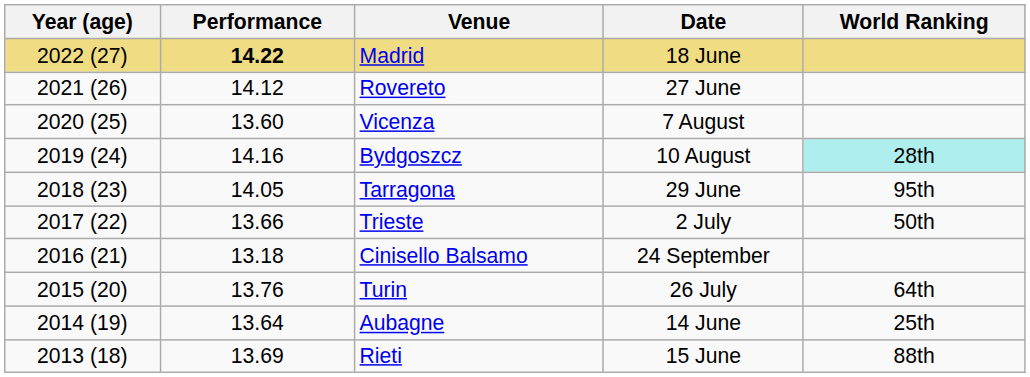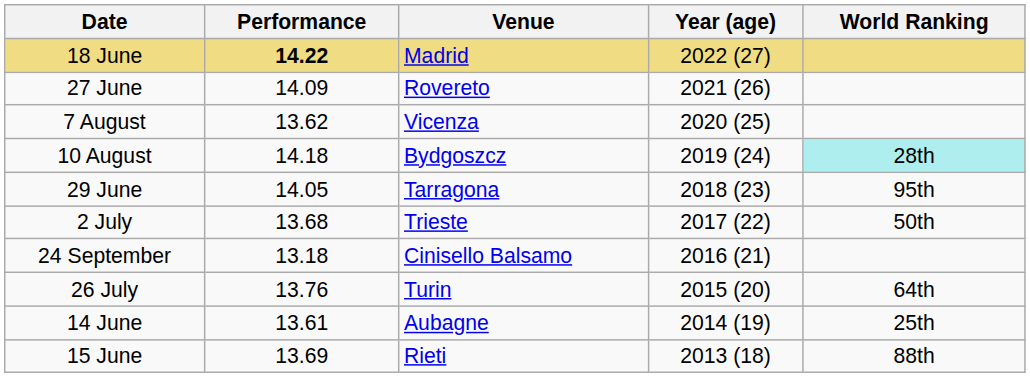columns swapped: (82, 22) <-> (703, 22)
(257, 89) 14.12 -> (302, 89) 14.09
(257, 122) 13.60 -> (302, 122) 13.62
(257, 156) 14.16 -> (302, 156) 14.18
(257, 223) 13.66 -> (302, 223) 13.68
(257, 323) 13.64 -> (302, 323) 13.61
